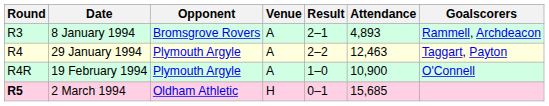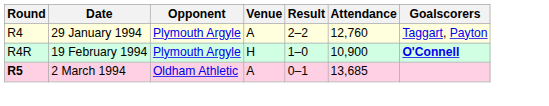- row: (93, 33)
(369, 52) 12,463 -> (349, 33) 12,760
(270, 71) A -> (251, 52) H
(448, 71) normal -> (431, 52) bold
(270, 91) H -> (250, 71) A
(369, 91) 15,685 -> (349, 71) 13,685
